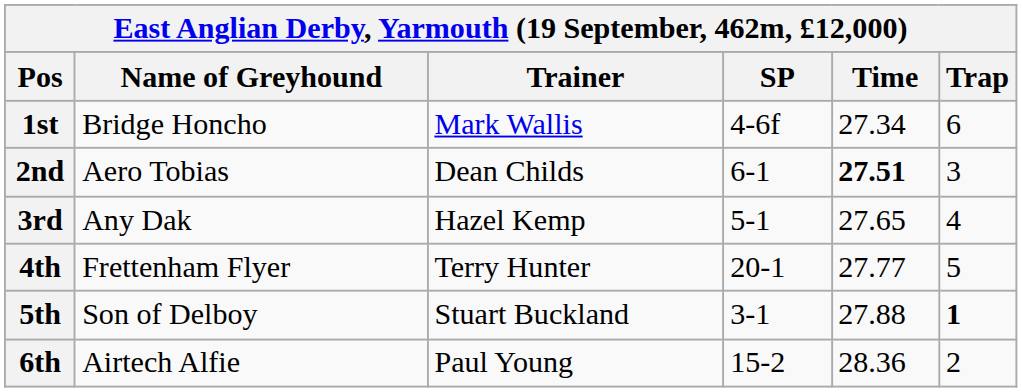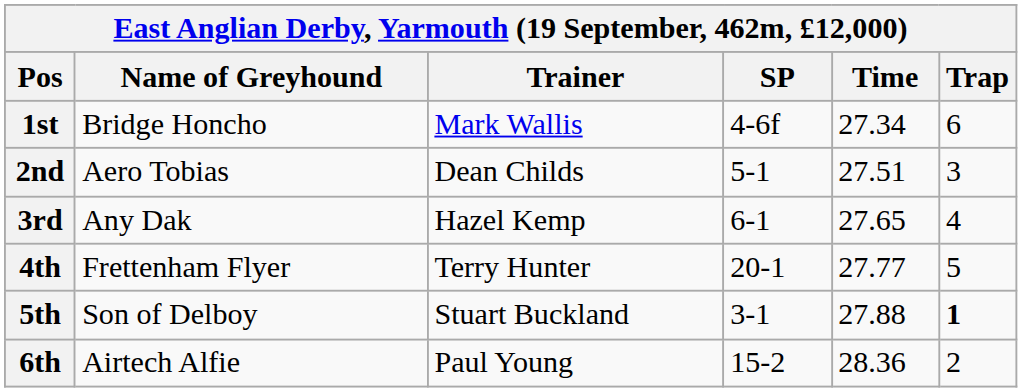(750, 171) 6-1 -> (750, 171) 5-1
(872, 171) bold -> (872, 171) normal
(750, 219) 5-1 -> (750, 219) 6-1
